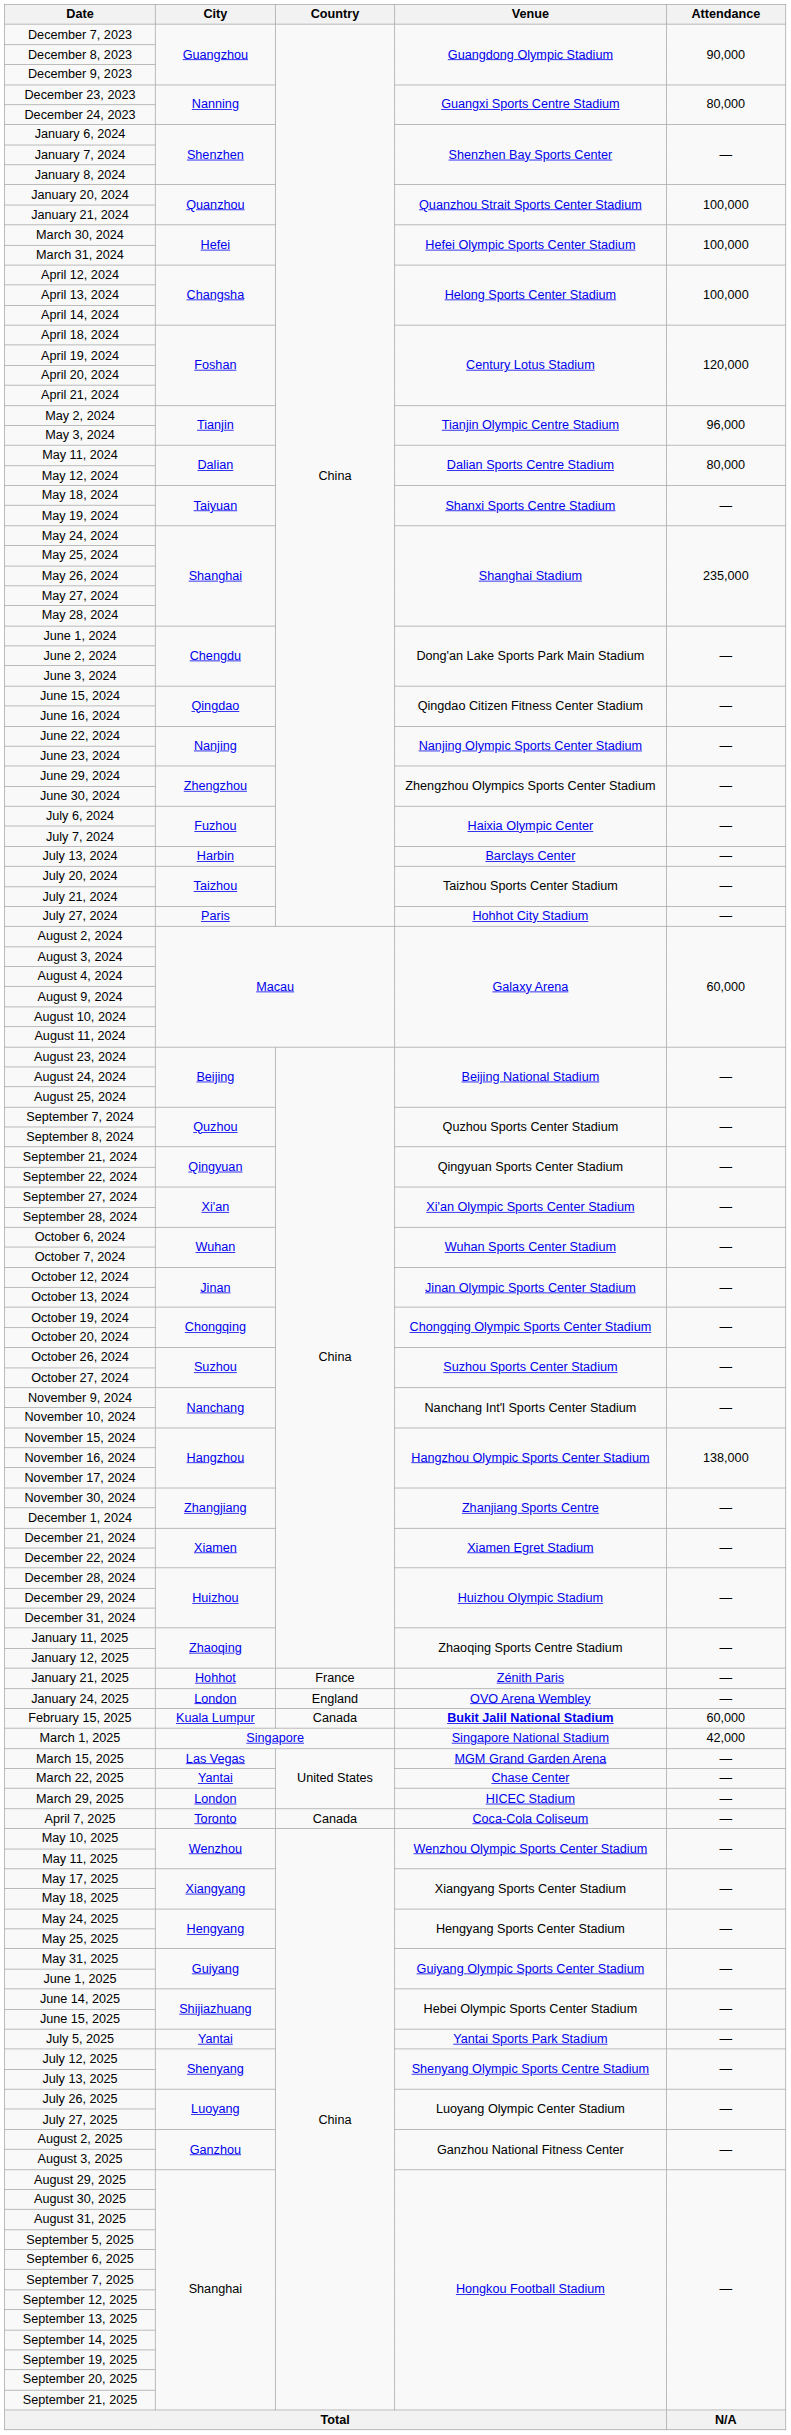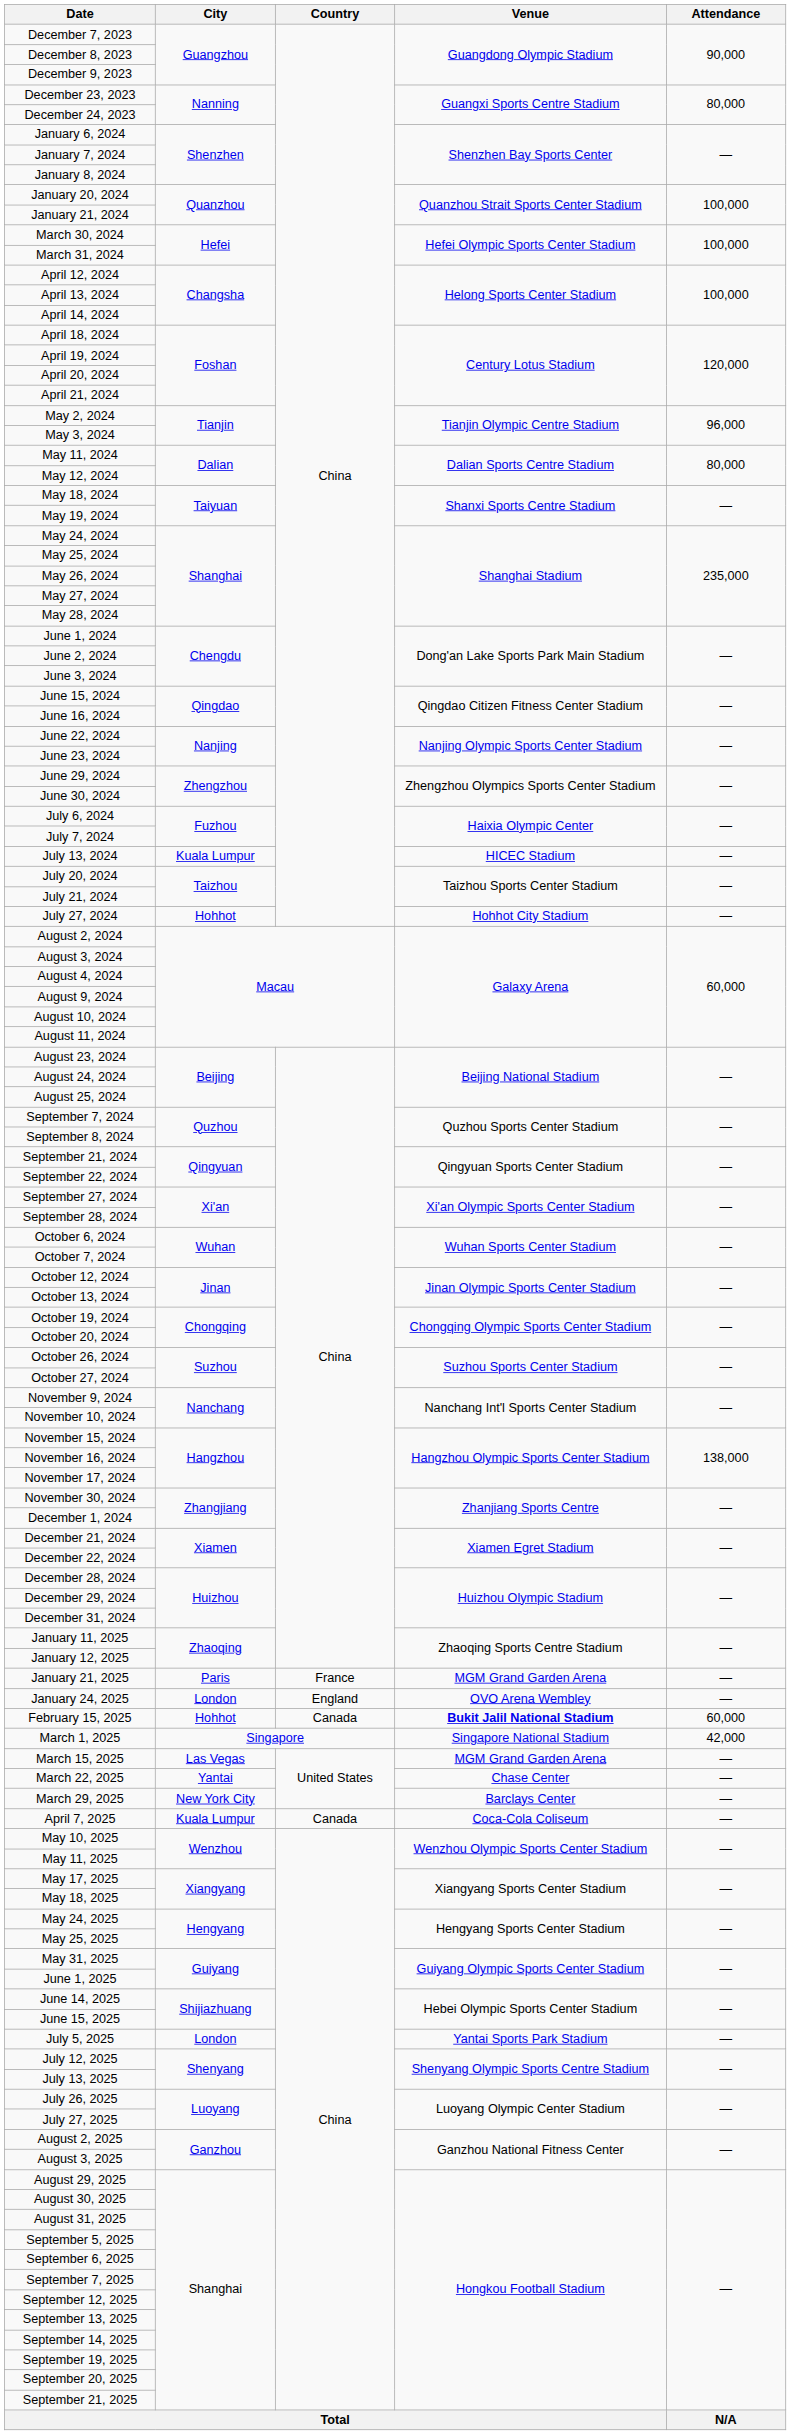(215, 856) Harbin -> (215, 856) Kuala Lumpur
(530, 856) Barclays Center -> (530, 856) HICEC Stadium
(215, 916) Paris -> (215, 916) Hohhot
(215, 1678) Hohhot -> (215, 1678) Paris
(530, 1678) Zénith Paris -> (530, 1678) MGM Grand Garden Arena
(215, 1718) Kuala Lumpur -> (215, 1718) Hohhot
(215, 1798) London -> (215, 1798) New York City
(530, 1798) HICEC Stadium -> (530, 1798) Barclays Center
(215, 1818) Toronto -> (215, 1818) Kuala Lumpur
(215, 2039) Yantai -> (215, 2039) London
